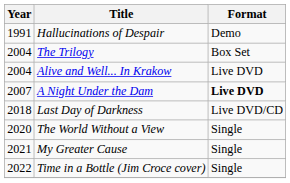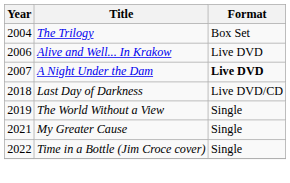- row: (101, 33)
(19, 71) 2004 -> (19, 52) 2006
(19, 129) 2020 -> (19, 110) 2019
